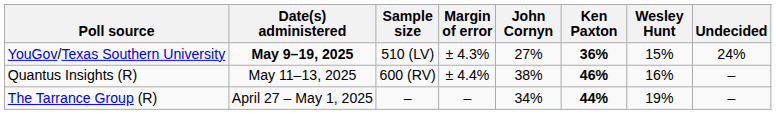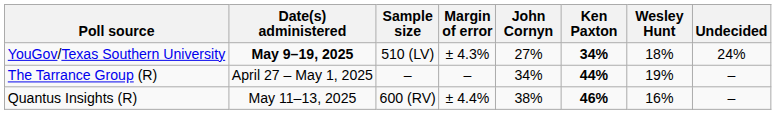(594, 54) 36% -> (594, 54) 34%
(659, 54) 15% -> (659, 54) 18%
rows swapped: (72, 76) <-> (83, 99)
